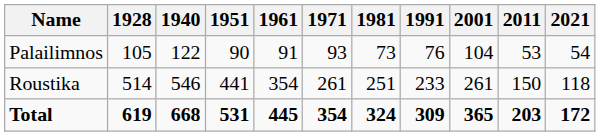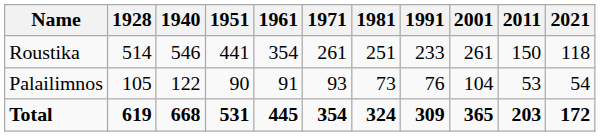rows swapped: (44, 83) <-> (56, 51)
